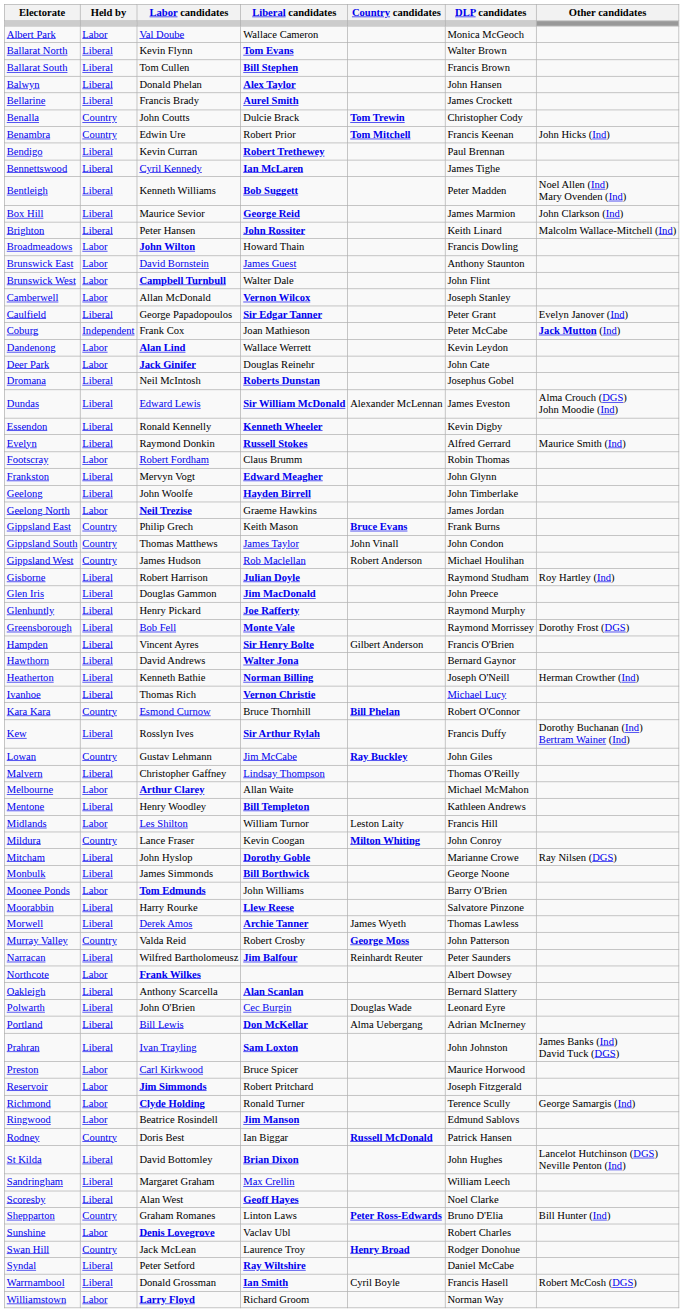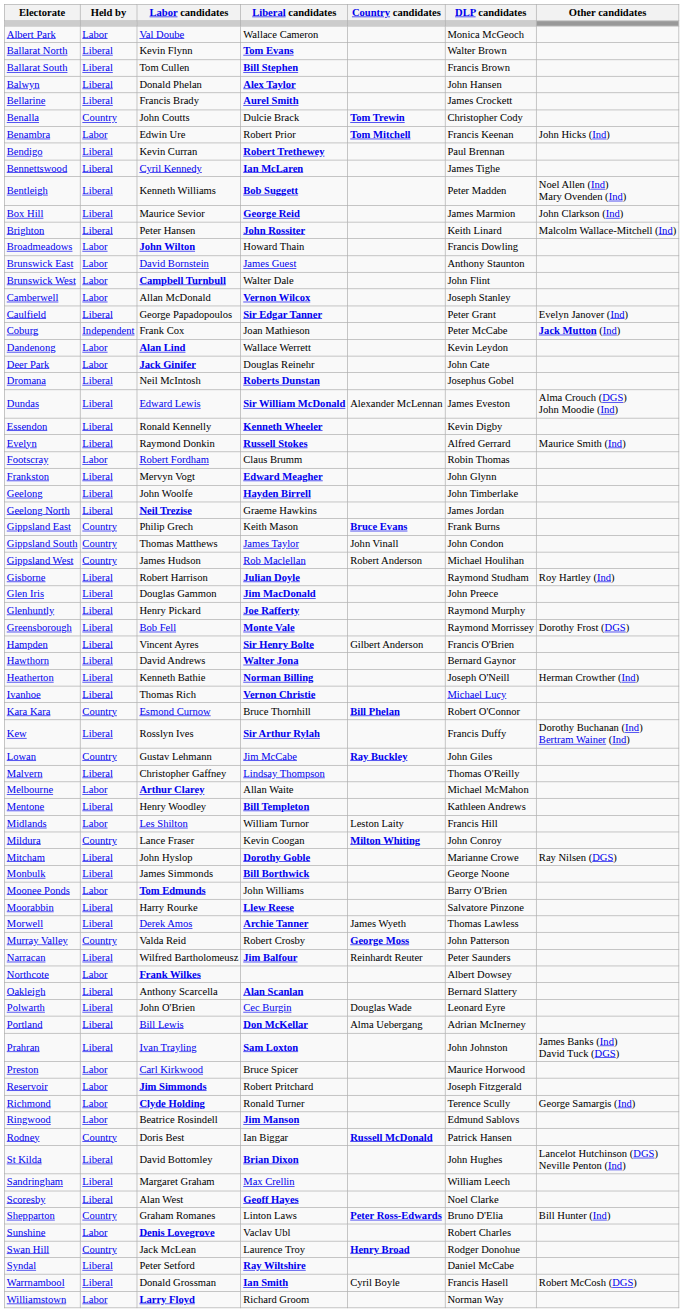(100, 134) Country -> (95, 134) Labor
(95, 510) Labor -> (98, 510) Liberal
